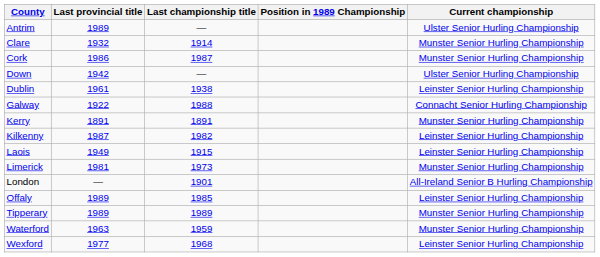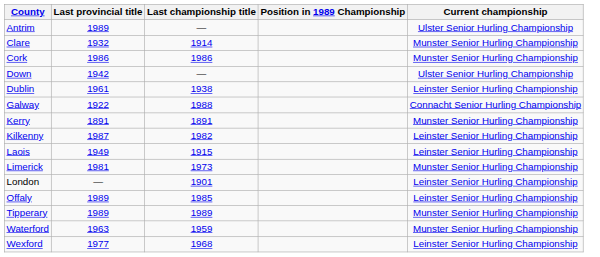(201, 58) 1987 -> (201, 58) 1986
(501, 182) All-Ireland Senior B Hurling Championship -> (496, 182) Leinster Senior Hurling Championship
